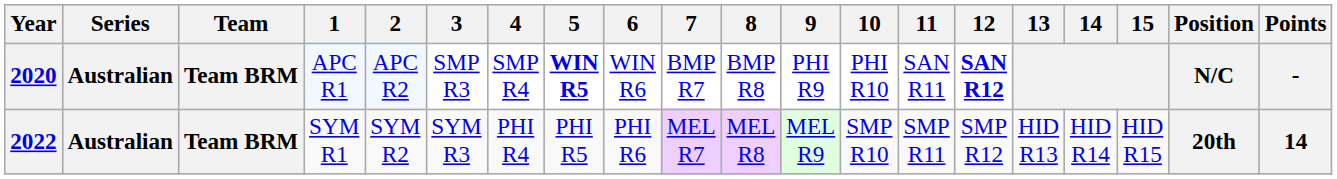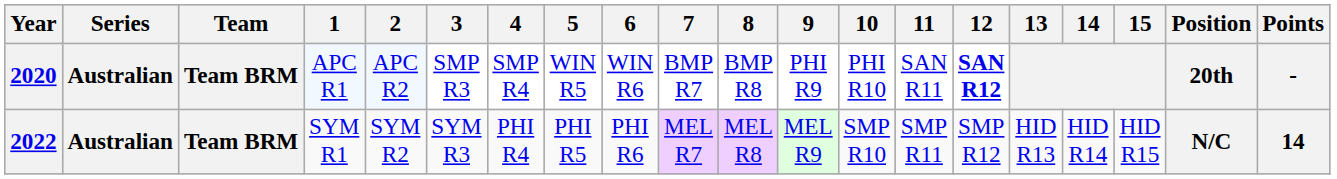(574, 75) bold -> (573, 75) normal
(1214, 75) N/C -> (1211, 75) 20th
(1214, 141) 20th -> (1211, 141) N/C
